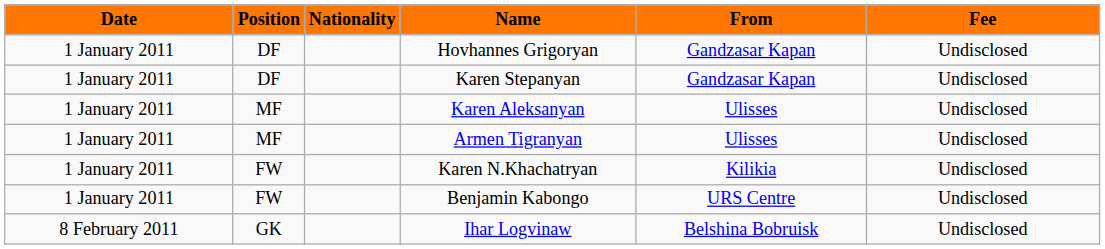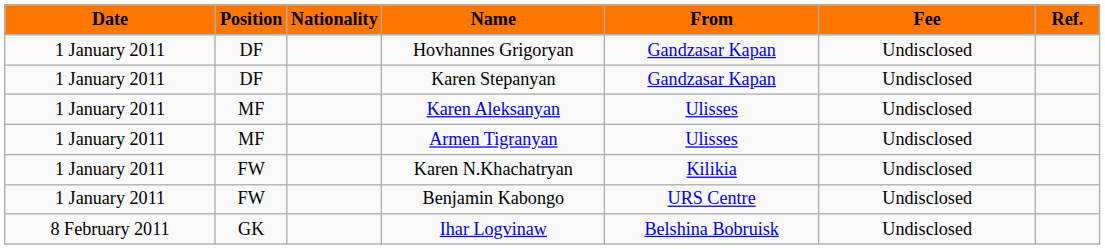+ column: (1067, 19)
